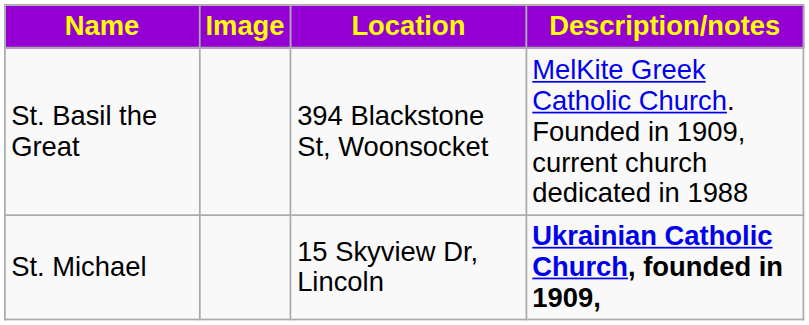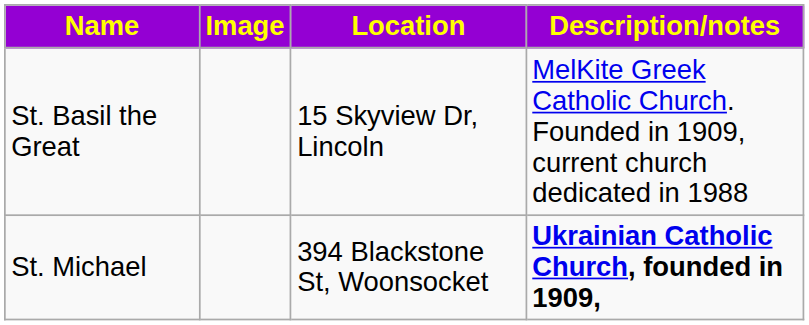(393, 131) 394 Blackstone St, Woonsocket -> (388, 131) 15 Skyview Dr, Lincoln
(388, 266) 15 Skyview Dr, Lincoln -> (393, 266) 394 Blackstone St, Woonsocket
